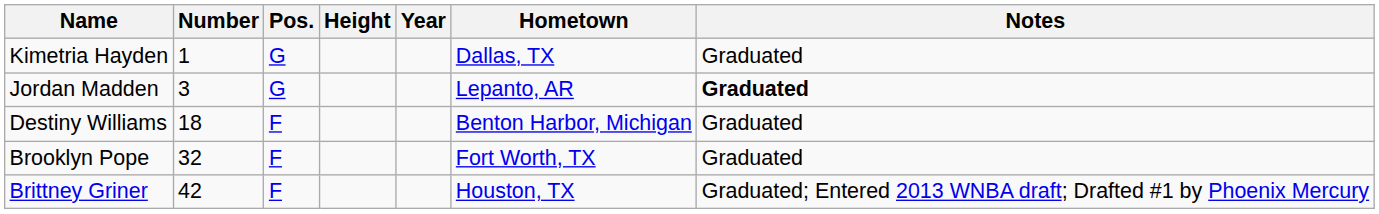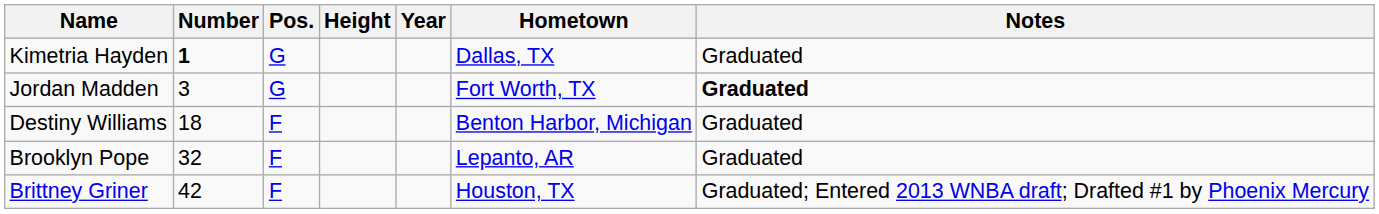(184, 55) normal -> (184, 55) bold
(515, 89) Lepanto, AR -> (526, 89) Fort Worth, TX
(526, 157) Fort Worth, TX -> (515, 157) Lepanto, AR
